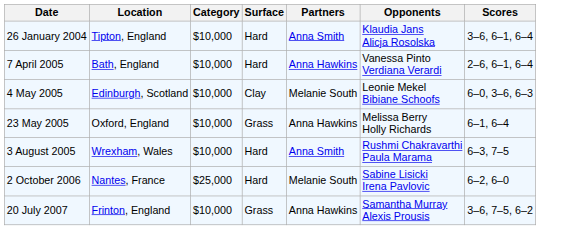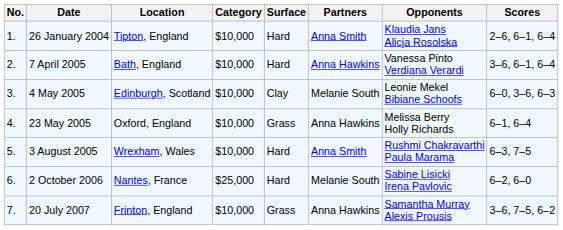+ column: (15, 13)
(500, 36) 3–6, 6–1, 6–4 -> (522, 36) 2–6, 6–1, 6–4
(500, 65) 2–6, 6–1, 6–4 -> (522, 65) 3–6, 6–1, 6–4
